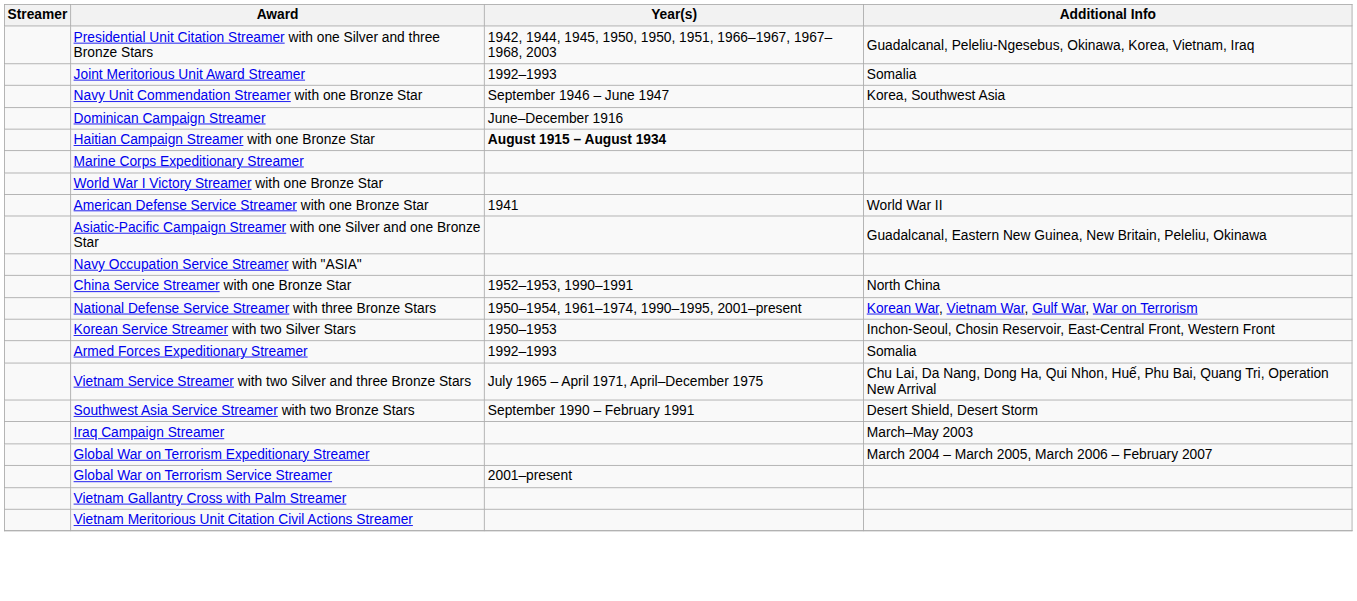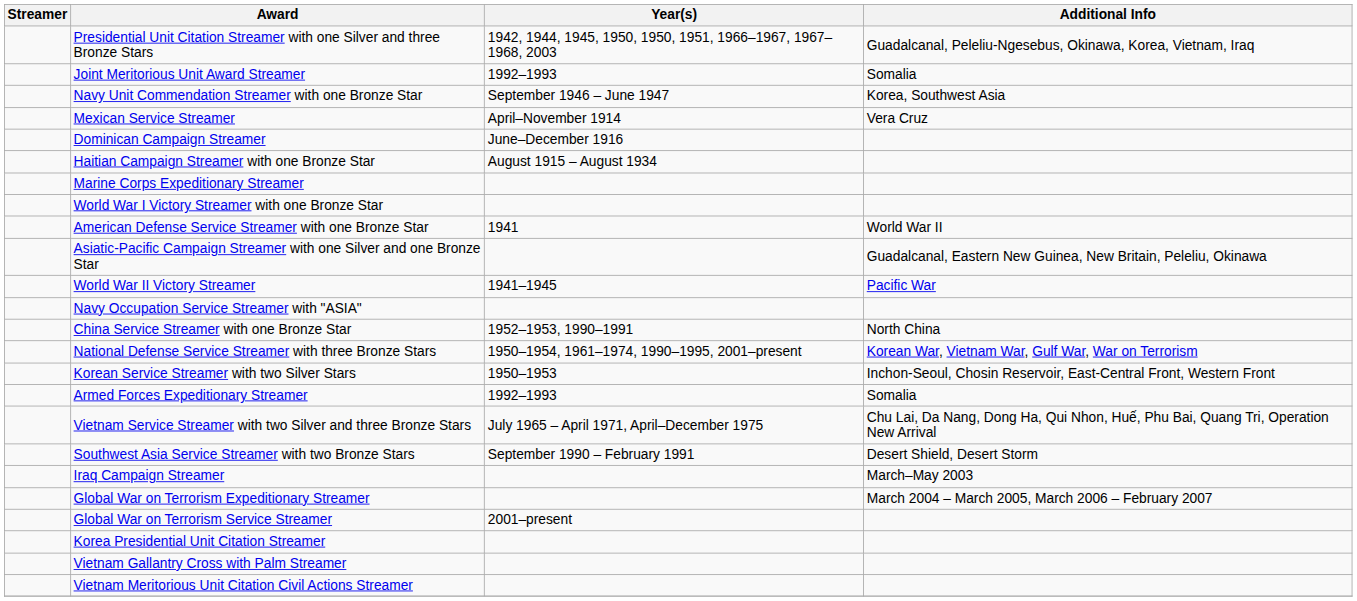+ row: (154, 118)
(577, 140) bold -> (572, 161) normal
+ row: (164, 286)
+ row: (199, 541)
